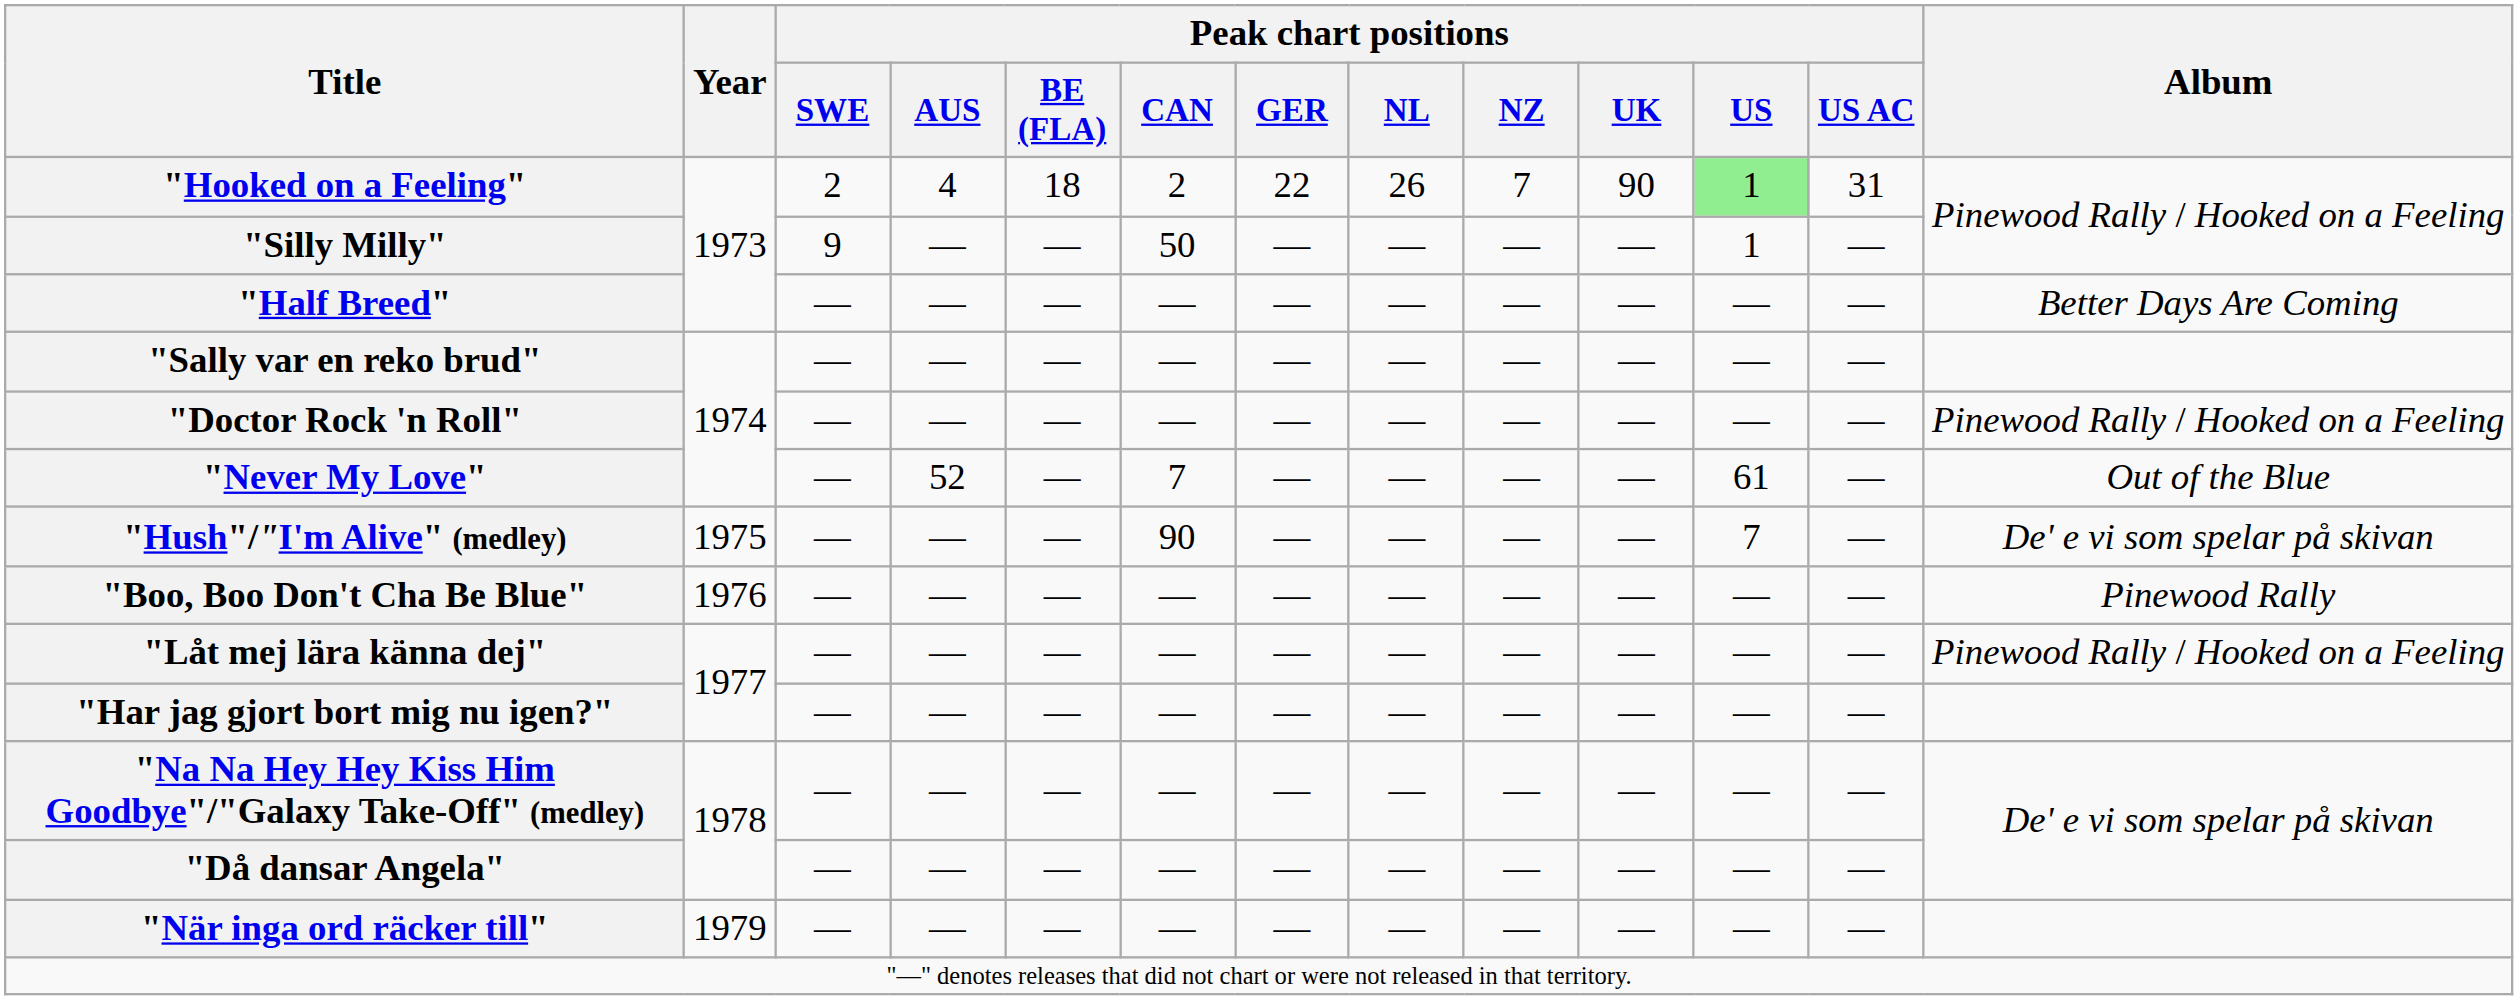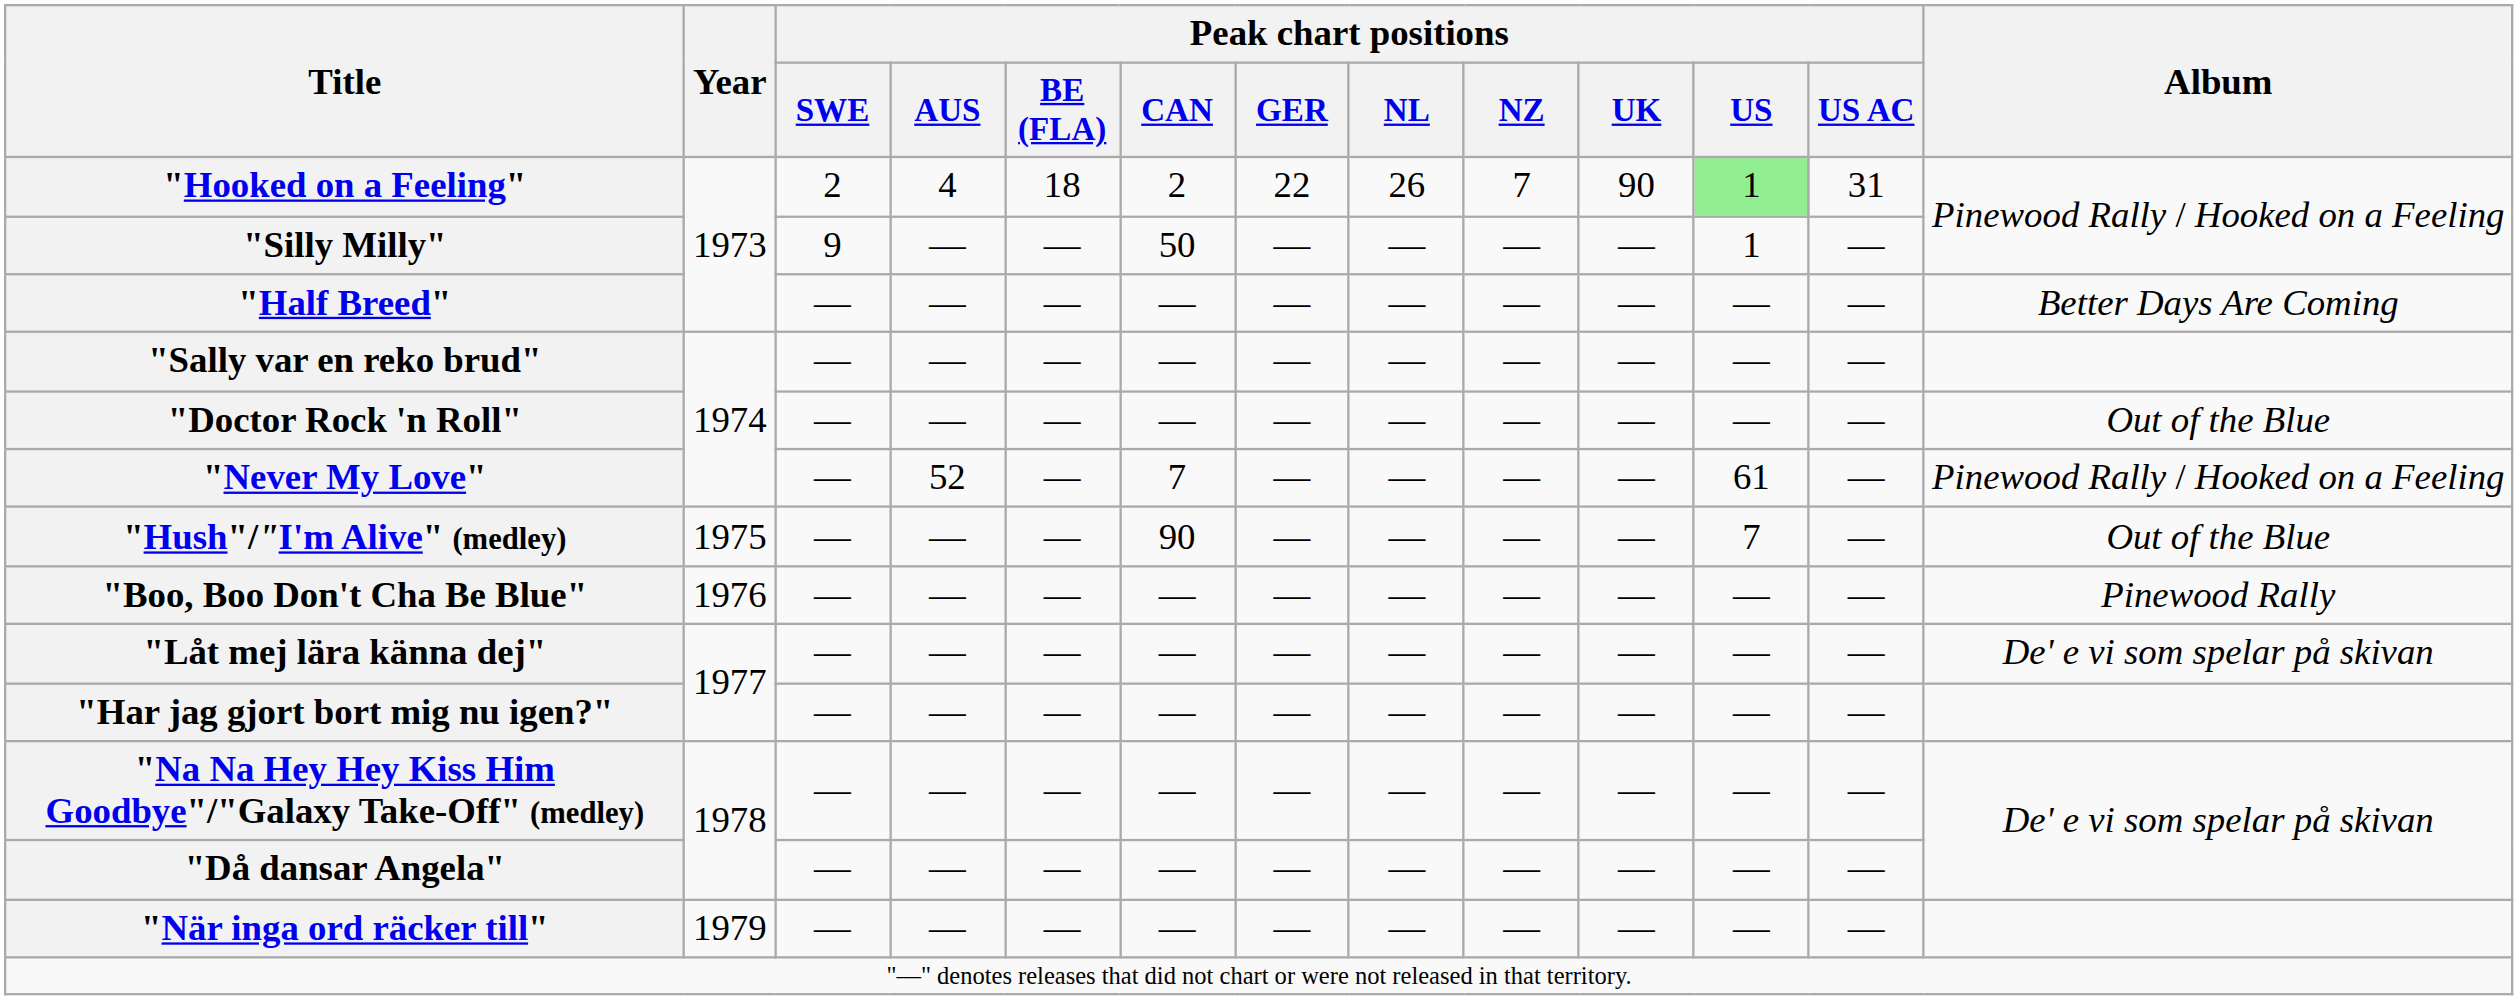(2218, 419) Pinewood Rally / Hooked on a Feeling -> (2218, 419) Out of the Blue
(2218, 477) Out of the Blue -> (2218, 477) Pinewood Rally / Hooked on a Feeling
(2218, 535) De' e vi som spelar på skivan -> (2218, 535) Out of the Blue
(2218, 652) Pinewood Rally / Hooked on a Feeling -> (2218, 652) De' e vi som spelar på skivan
